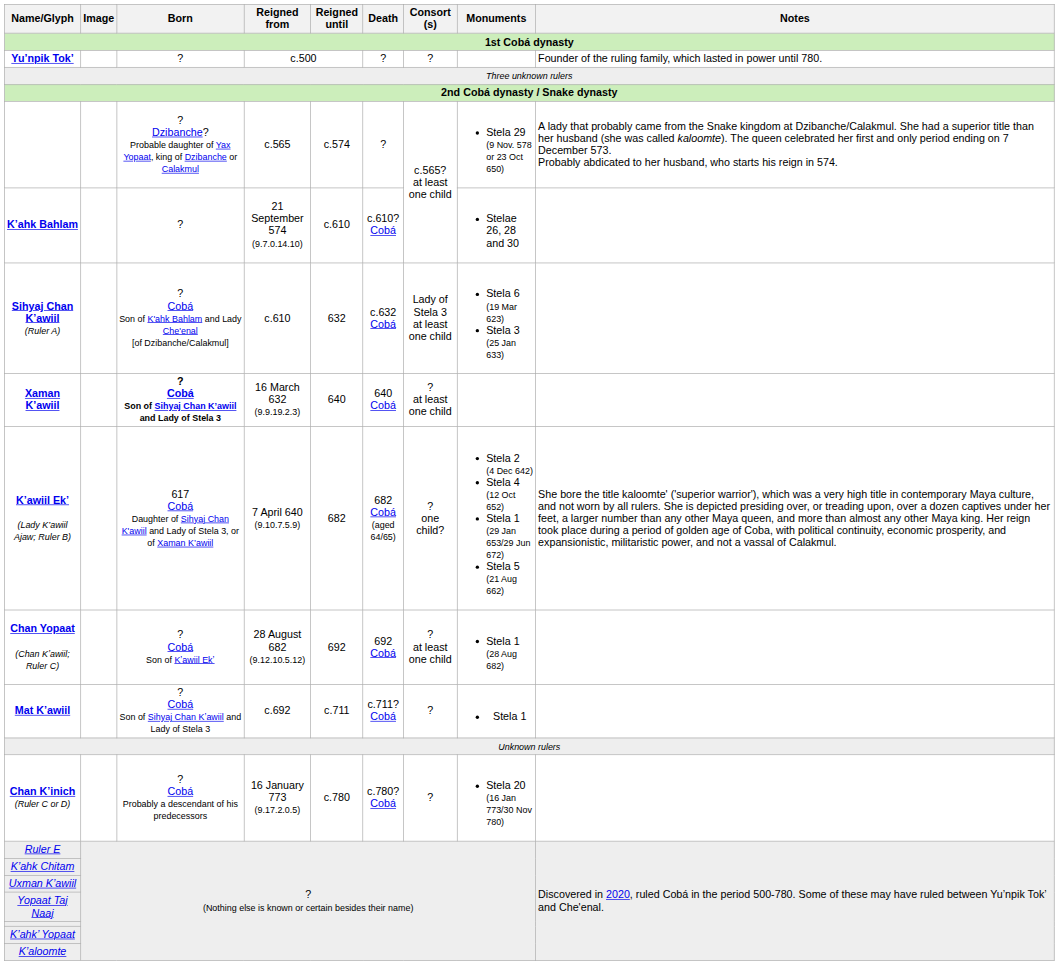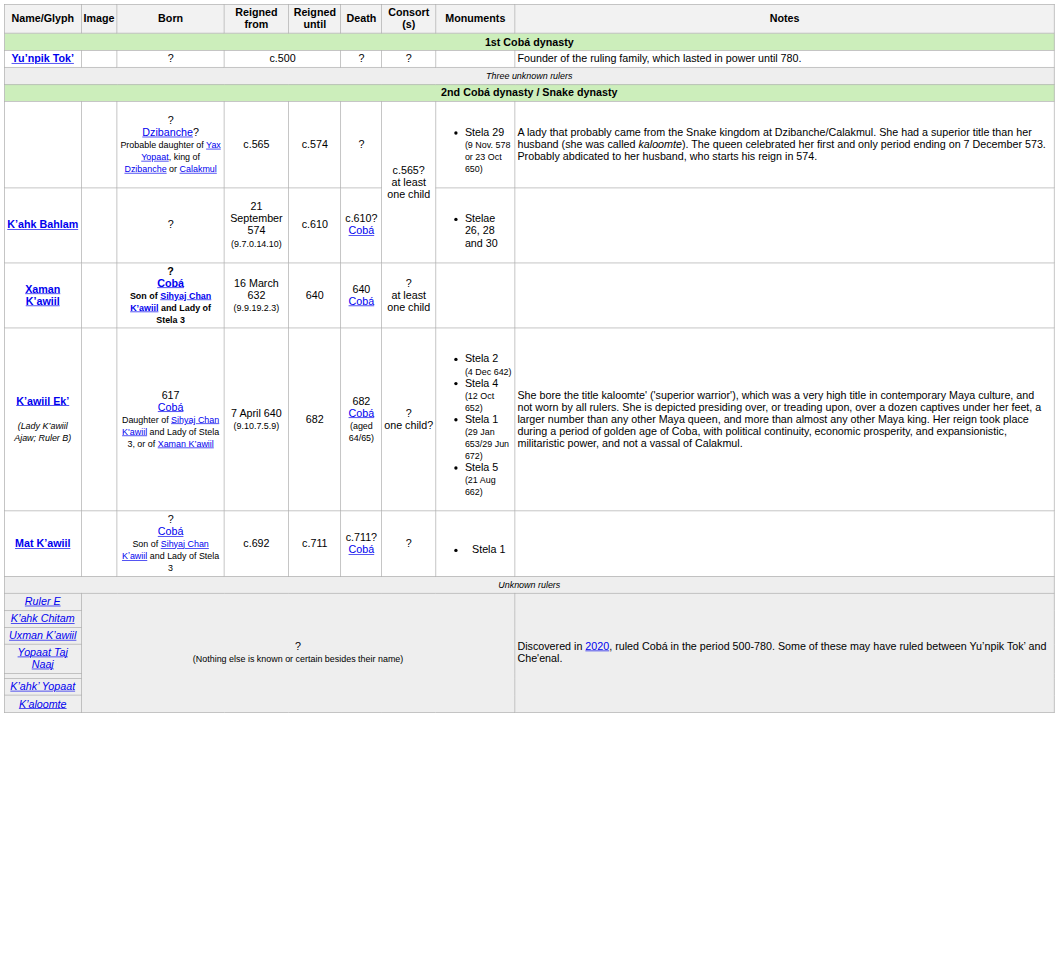- row: (43, 318)
- row: (43, 647)
- row: (43, 798)
